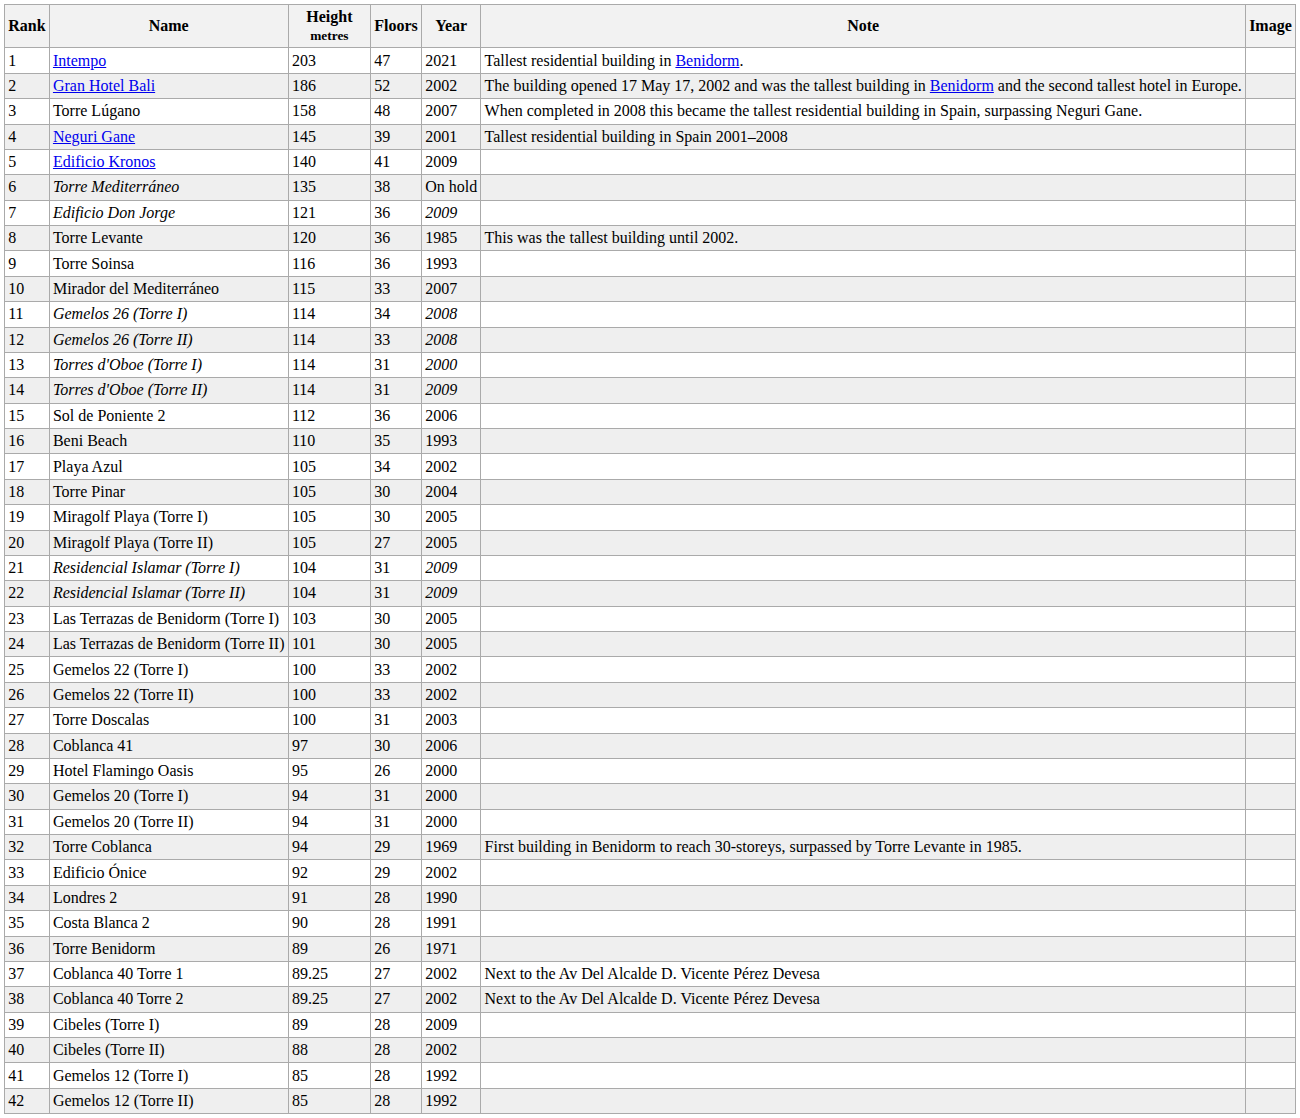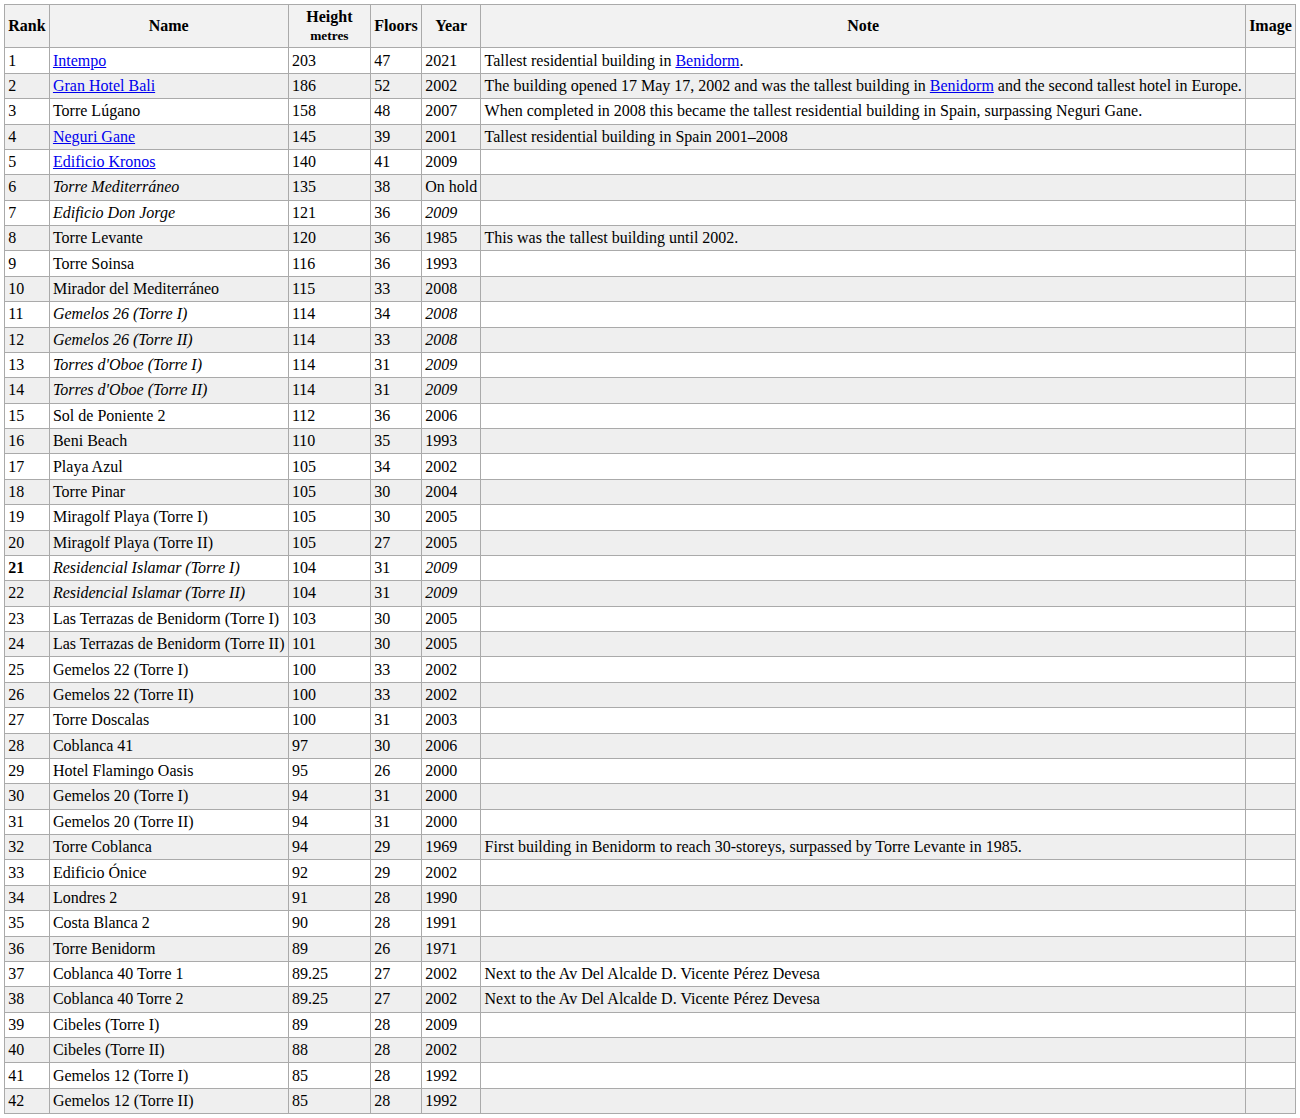(441, 288) 2007 -> (441, 288) 2008
(441, 365) 2000 -> (441, 365) 2009
(16, 568) normal -> (16, 568) bold
